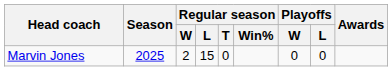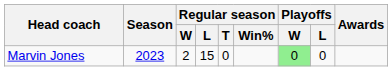(150, 55) 2025 -> (150, 55) 2023
(294, 55) no background -> (294, 55) lightgreen background
